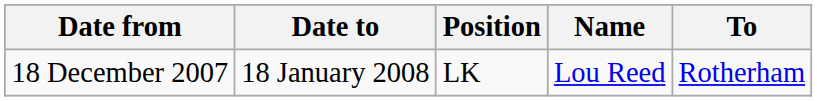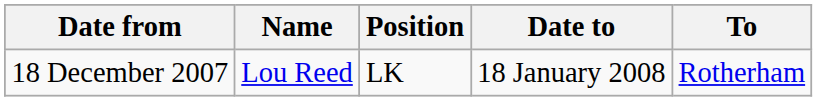columns swapped: (335, 27) <-> (610, 27)
